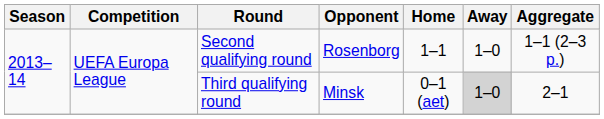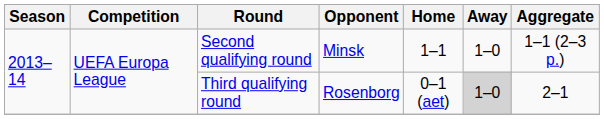(361, 50) Rosenborg -> (344, 50) Minsk
(344, 93) Minsk -> (361, 93) Rosenborg
